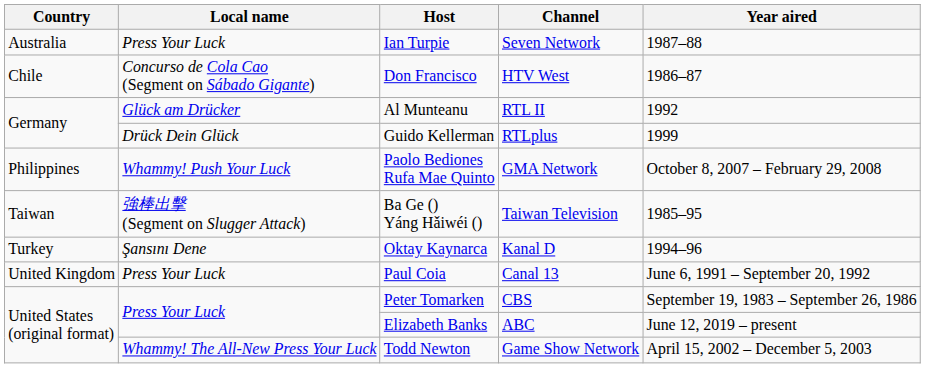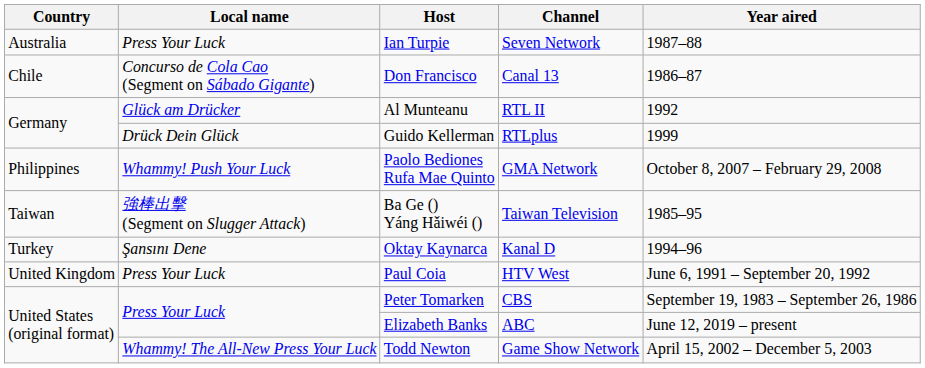(536, 76) HTV West -> (530, 76) Canal 13
(530, 274) Canal 13 -> (536, 274) HTV West
